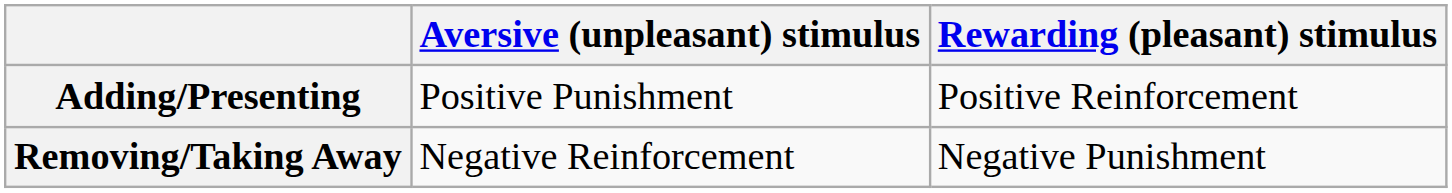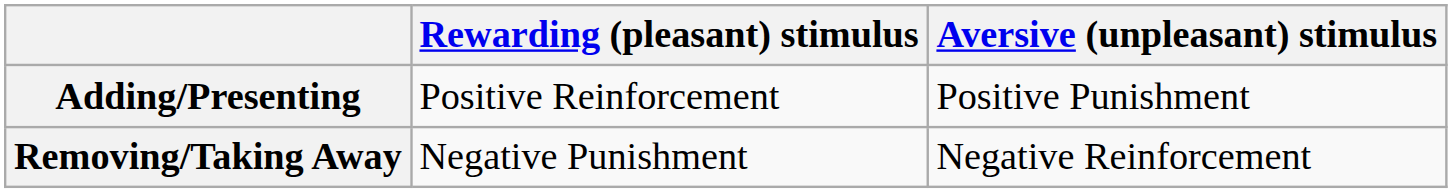columns swapped: (1187, 34) <-> (670, 34)
